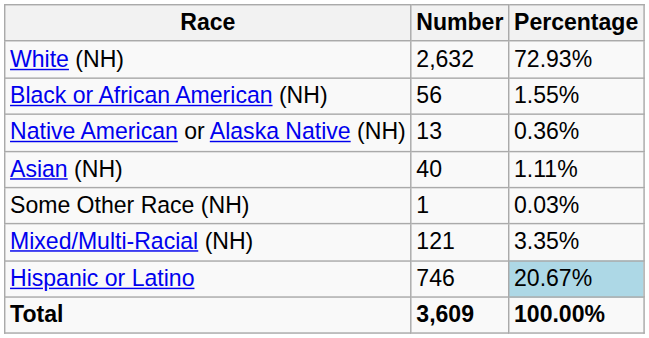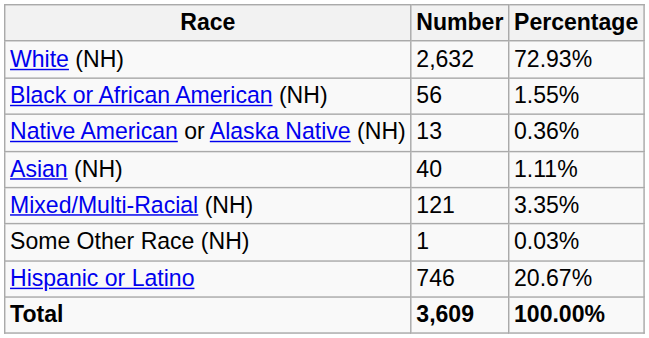rows swapped: (130, 205) <-> (132, 242)
(553, 278) lightblue background -> (553, 278) no background
